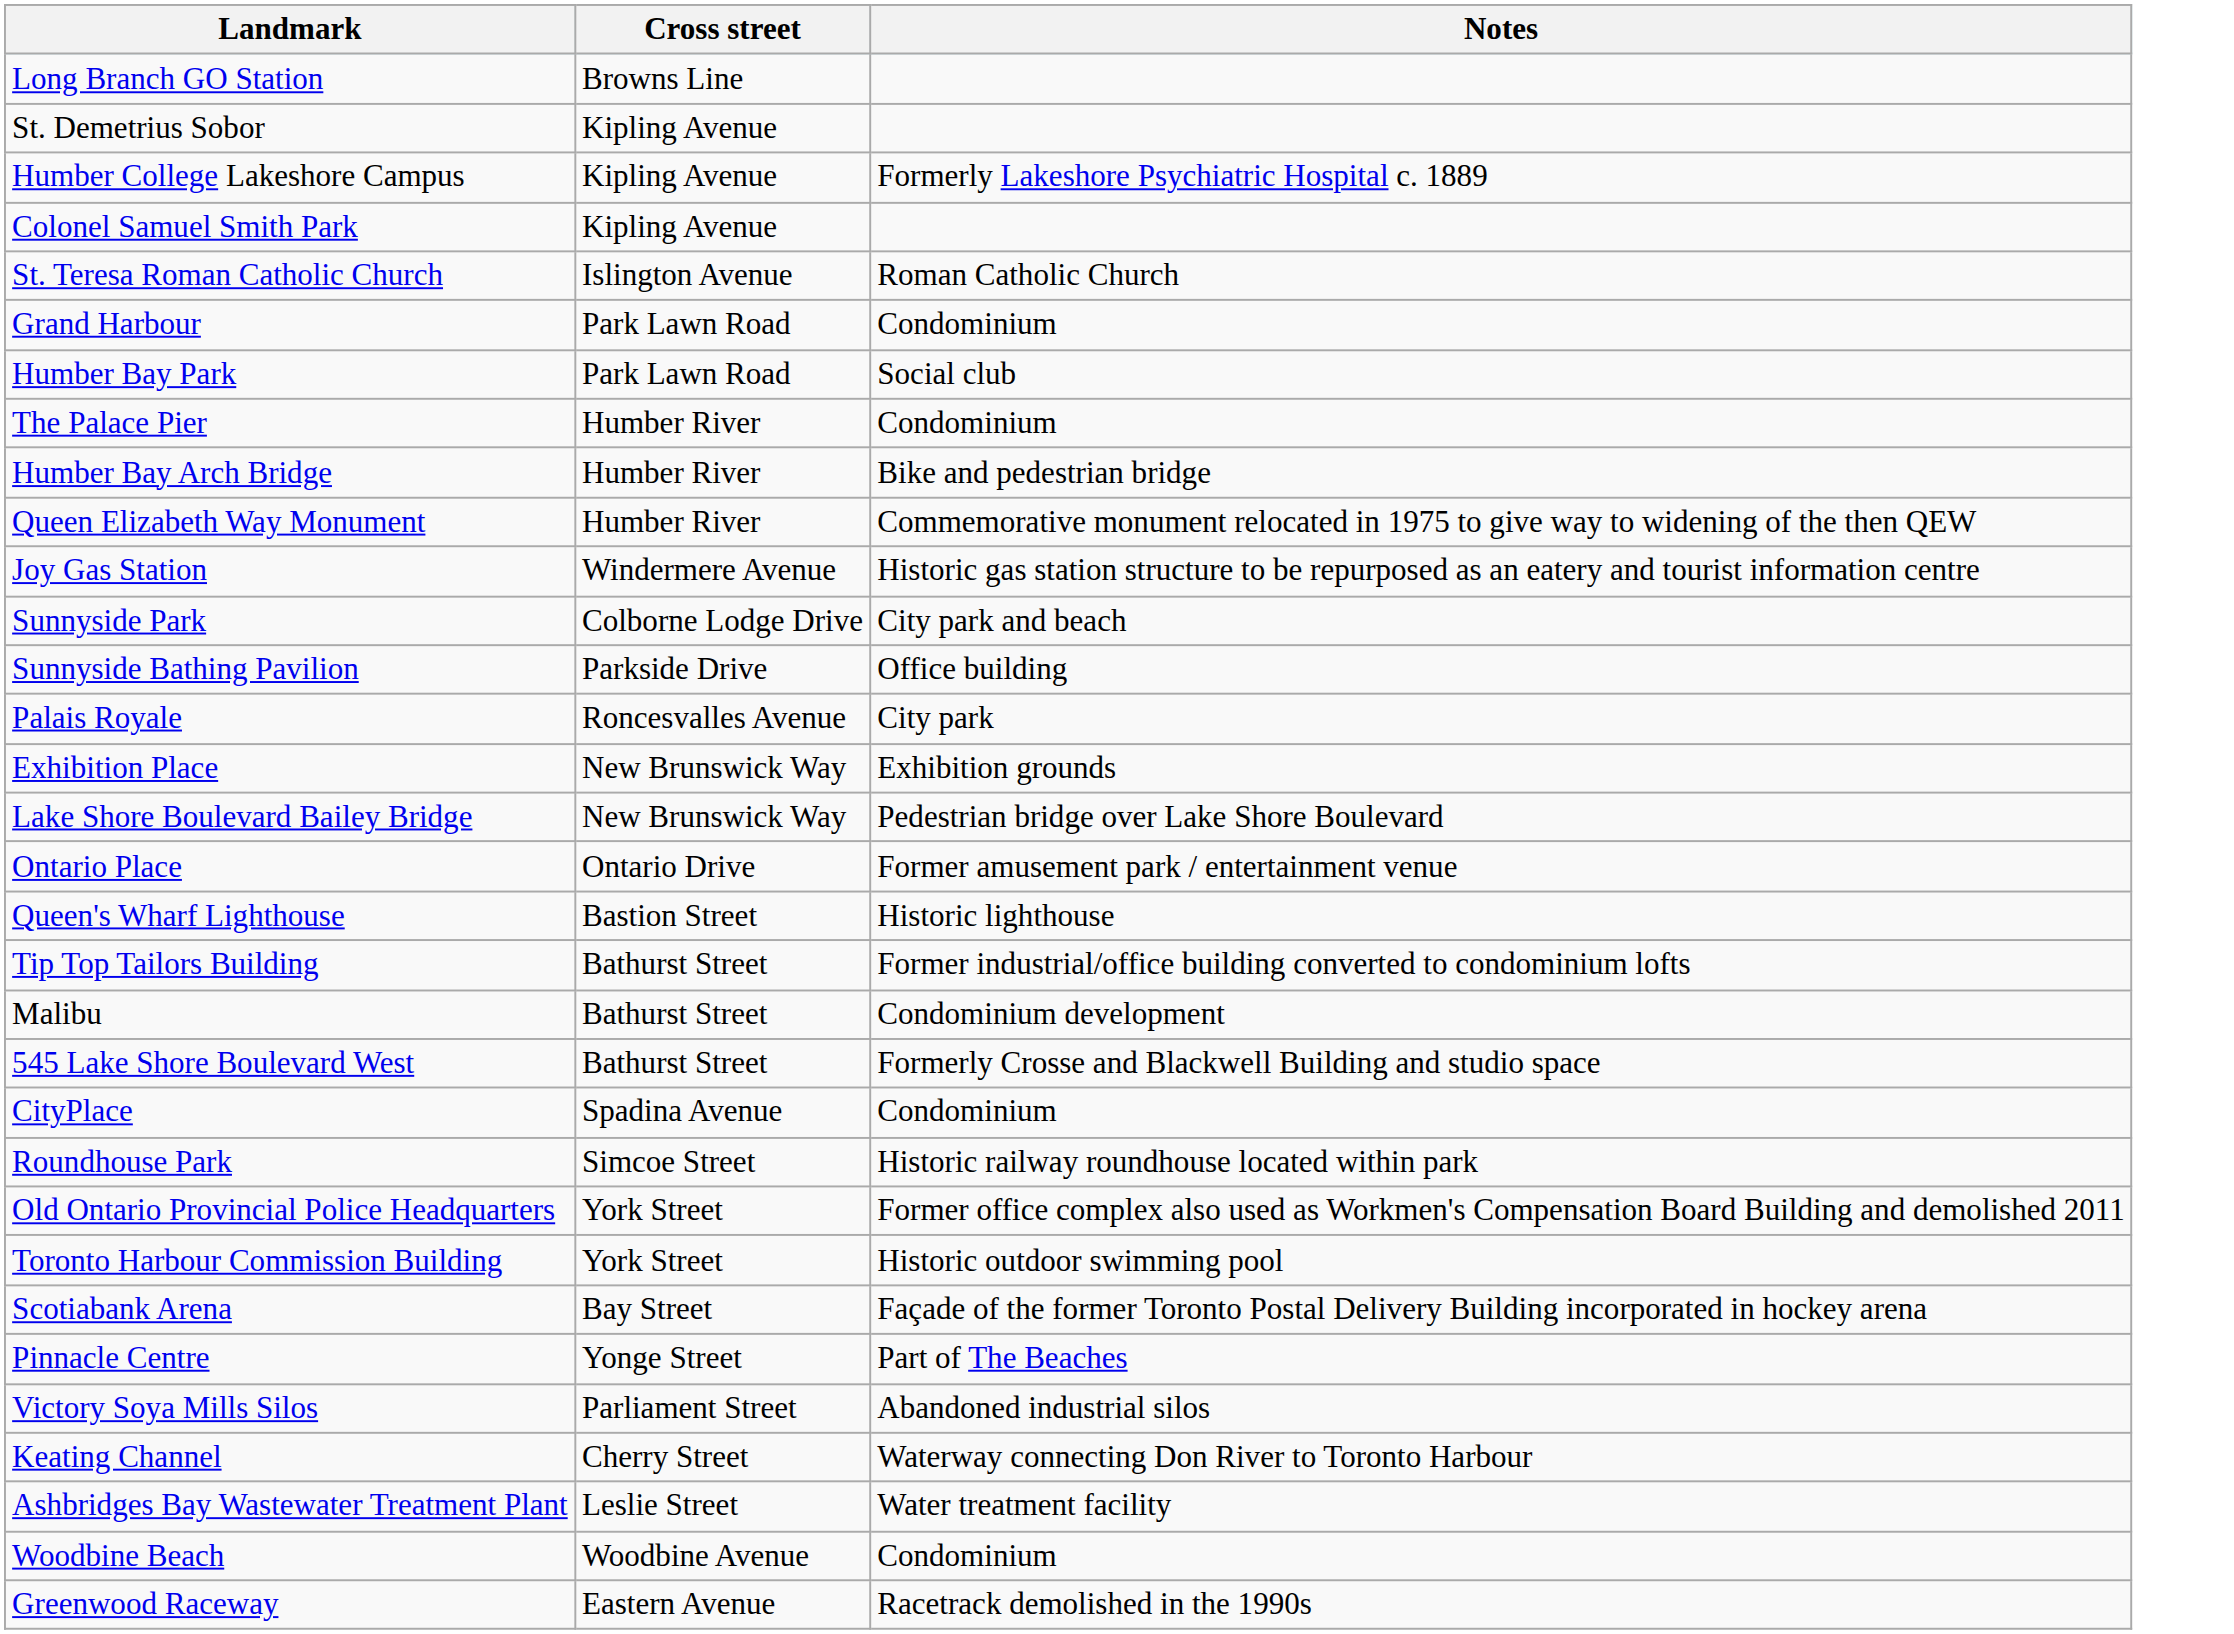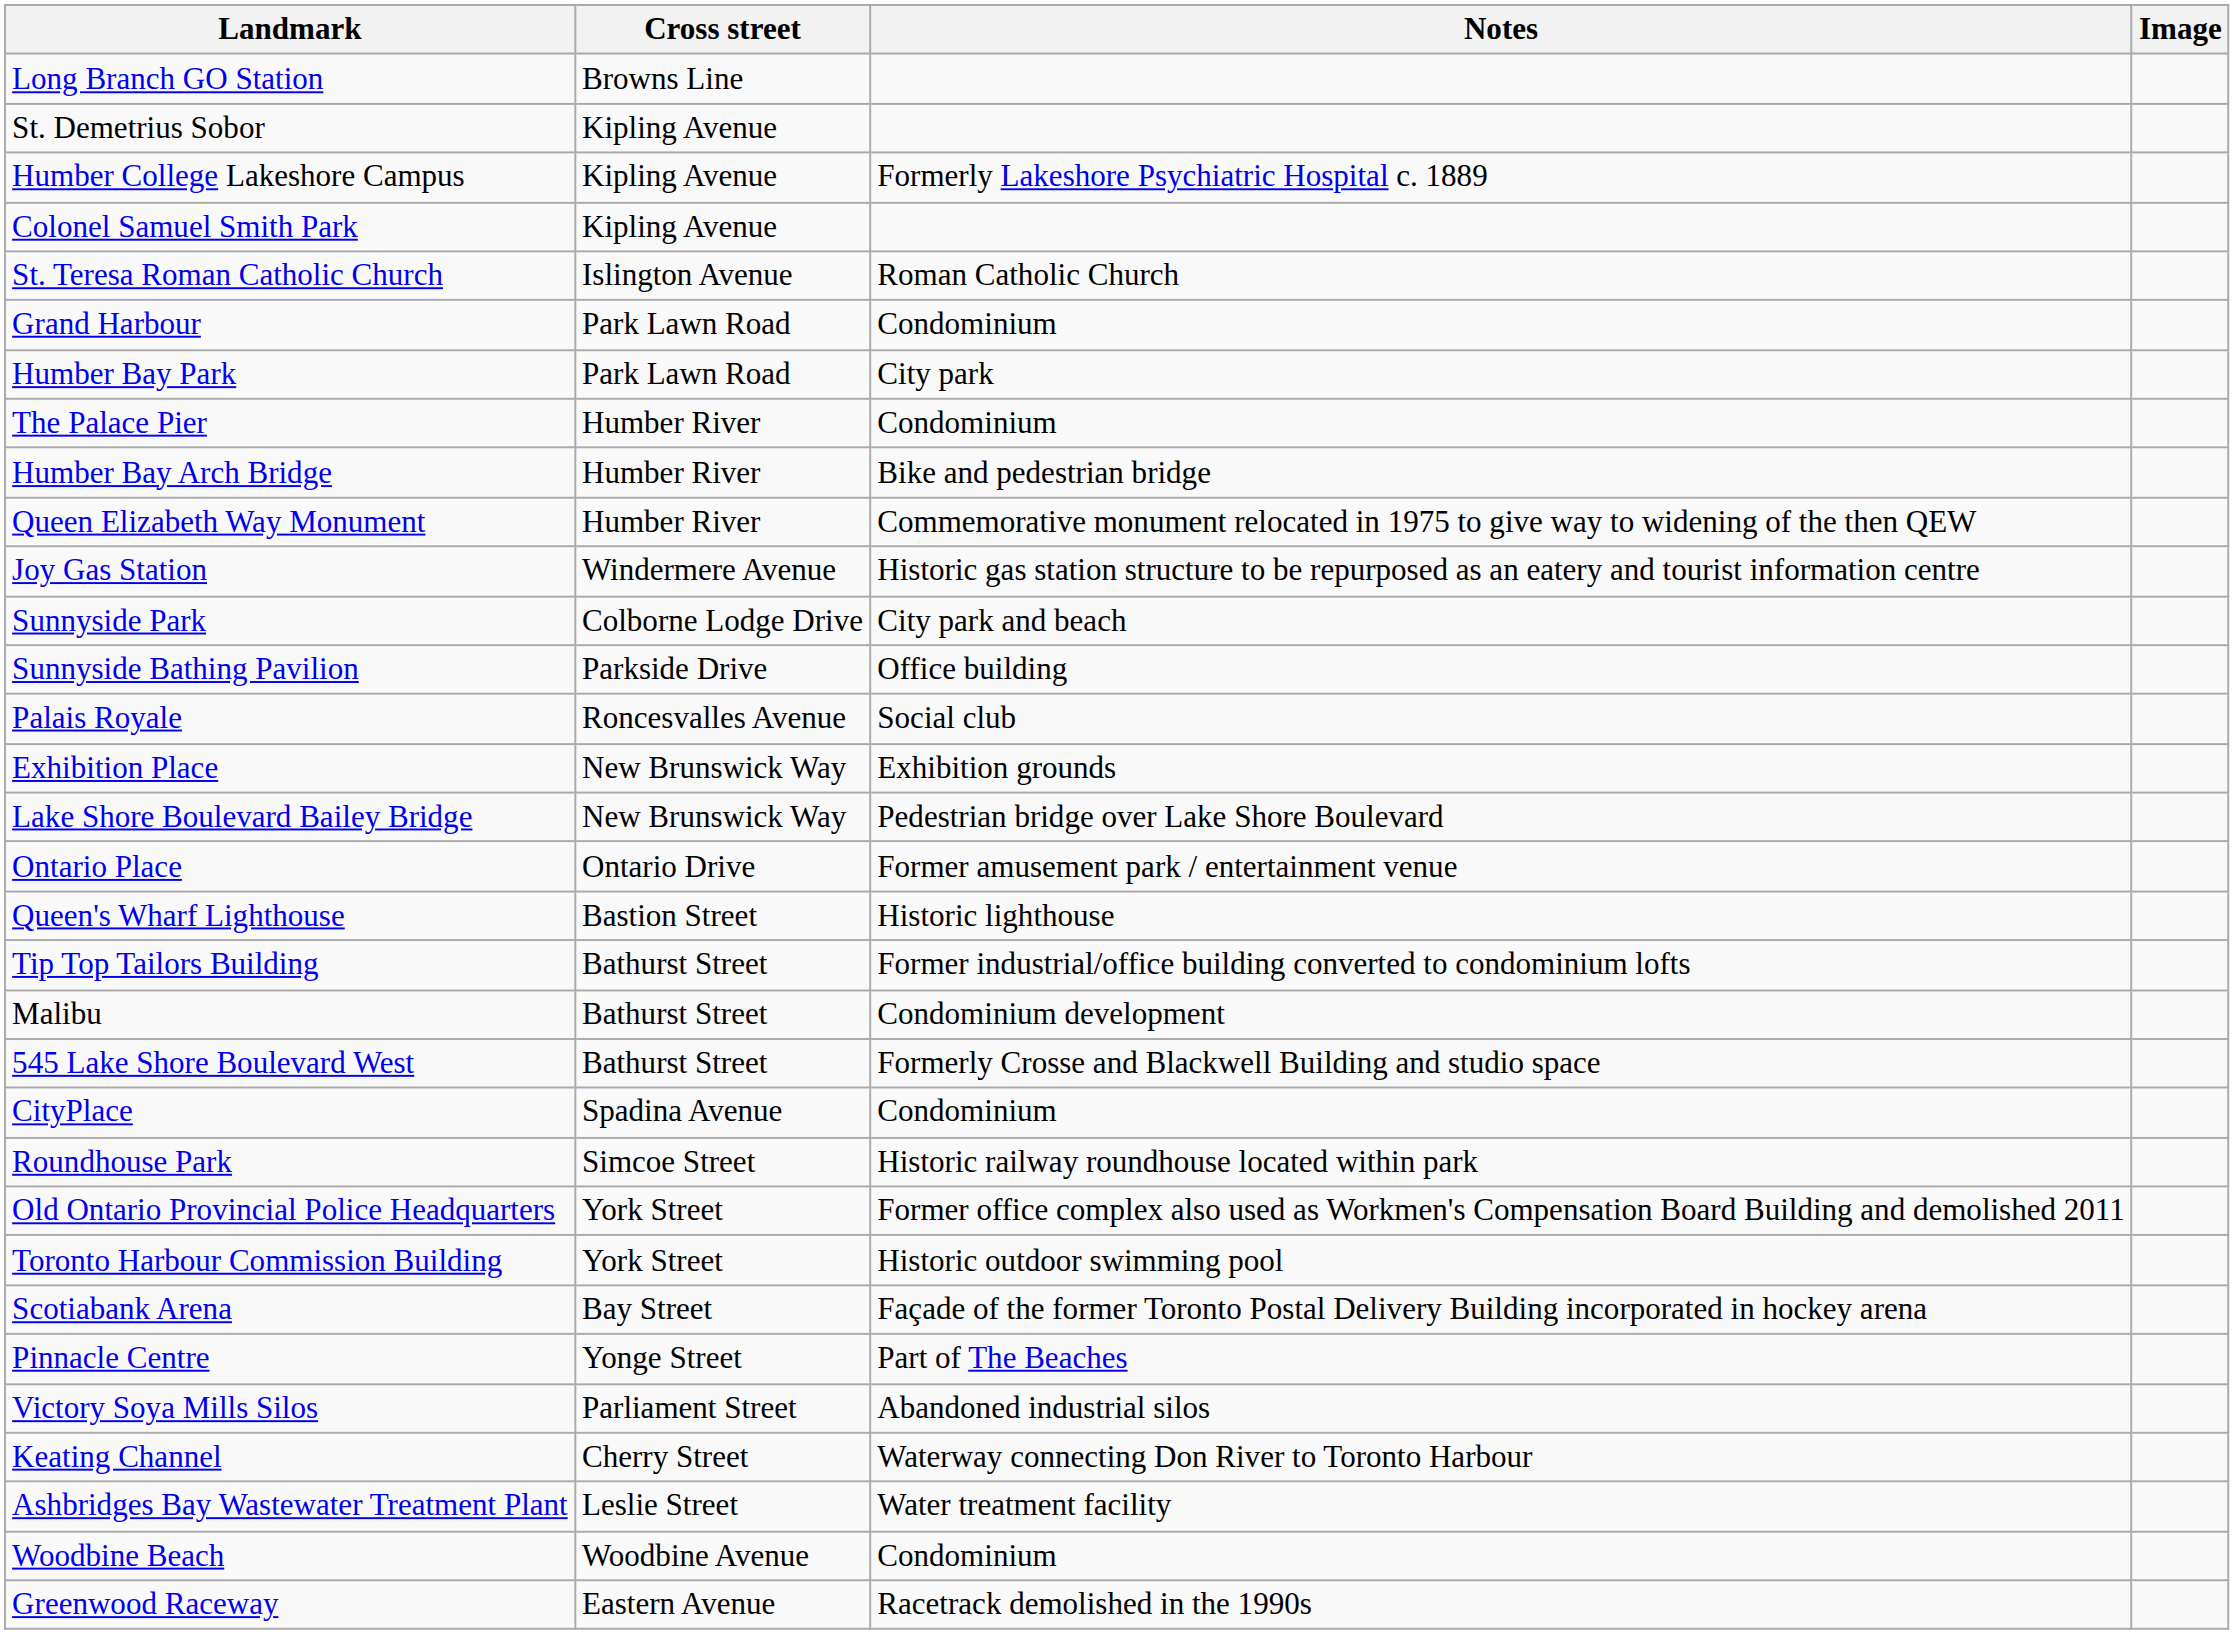+ column: (2180, 29)
(947, 373) Social club -> (936, 373) City park
(936, 718) City park -> (947, 718) Social club
